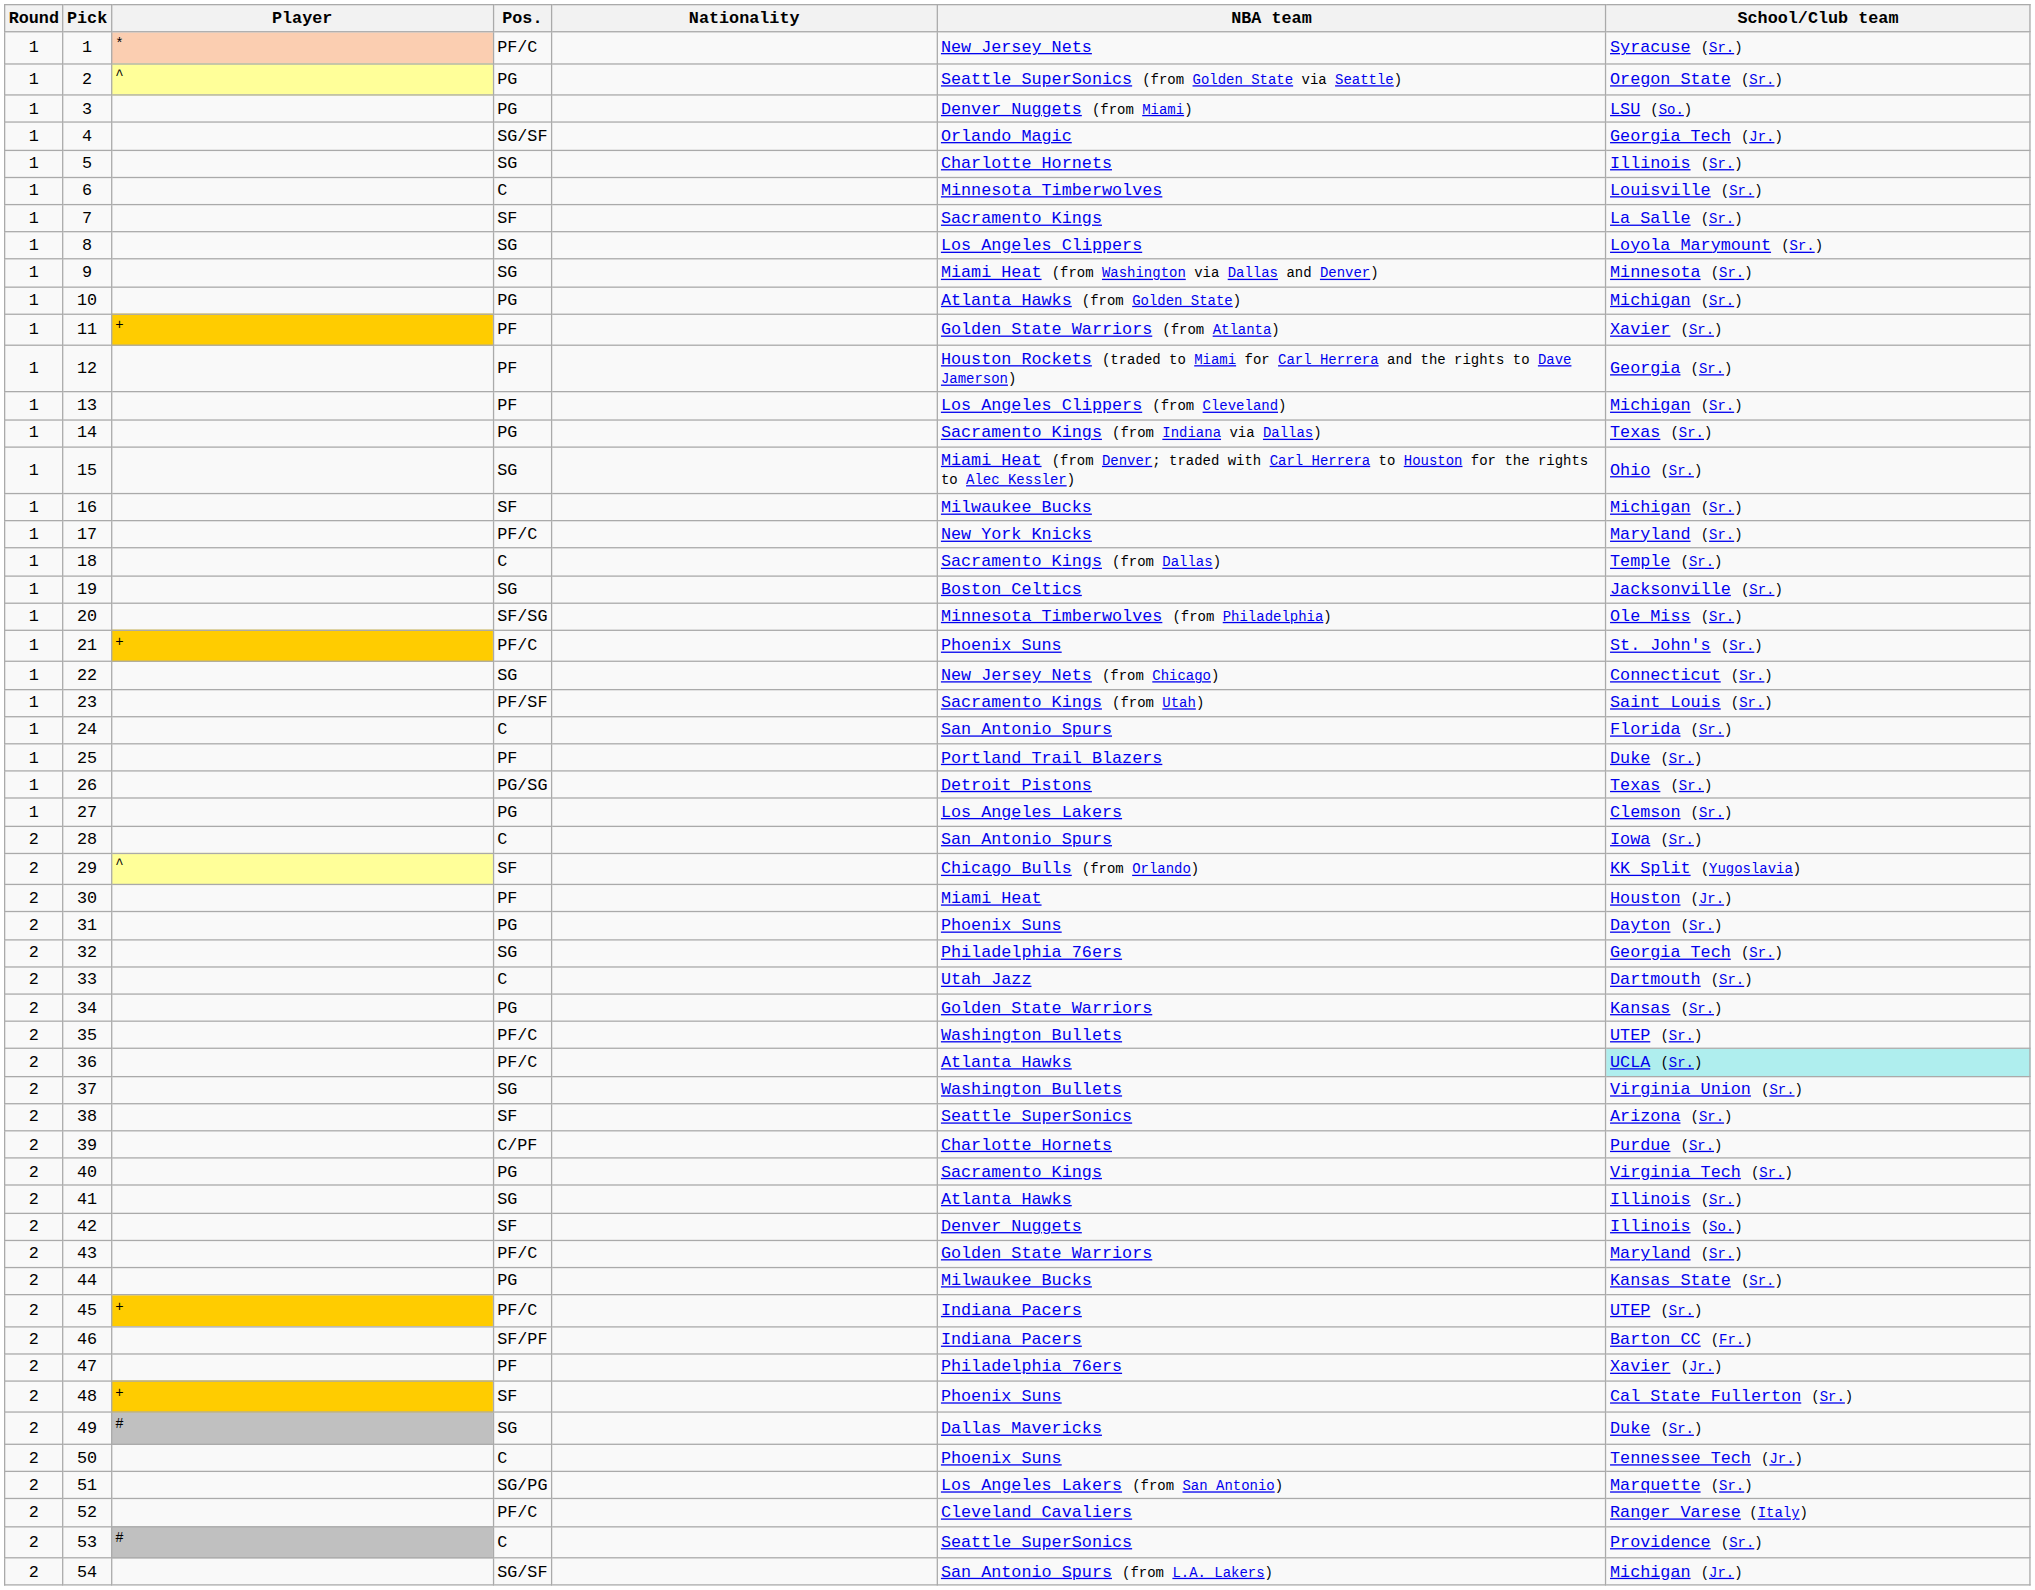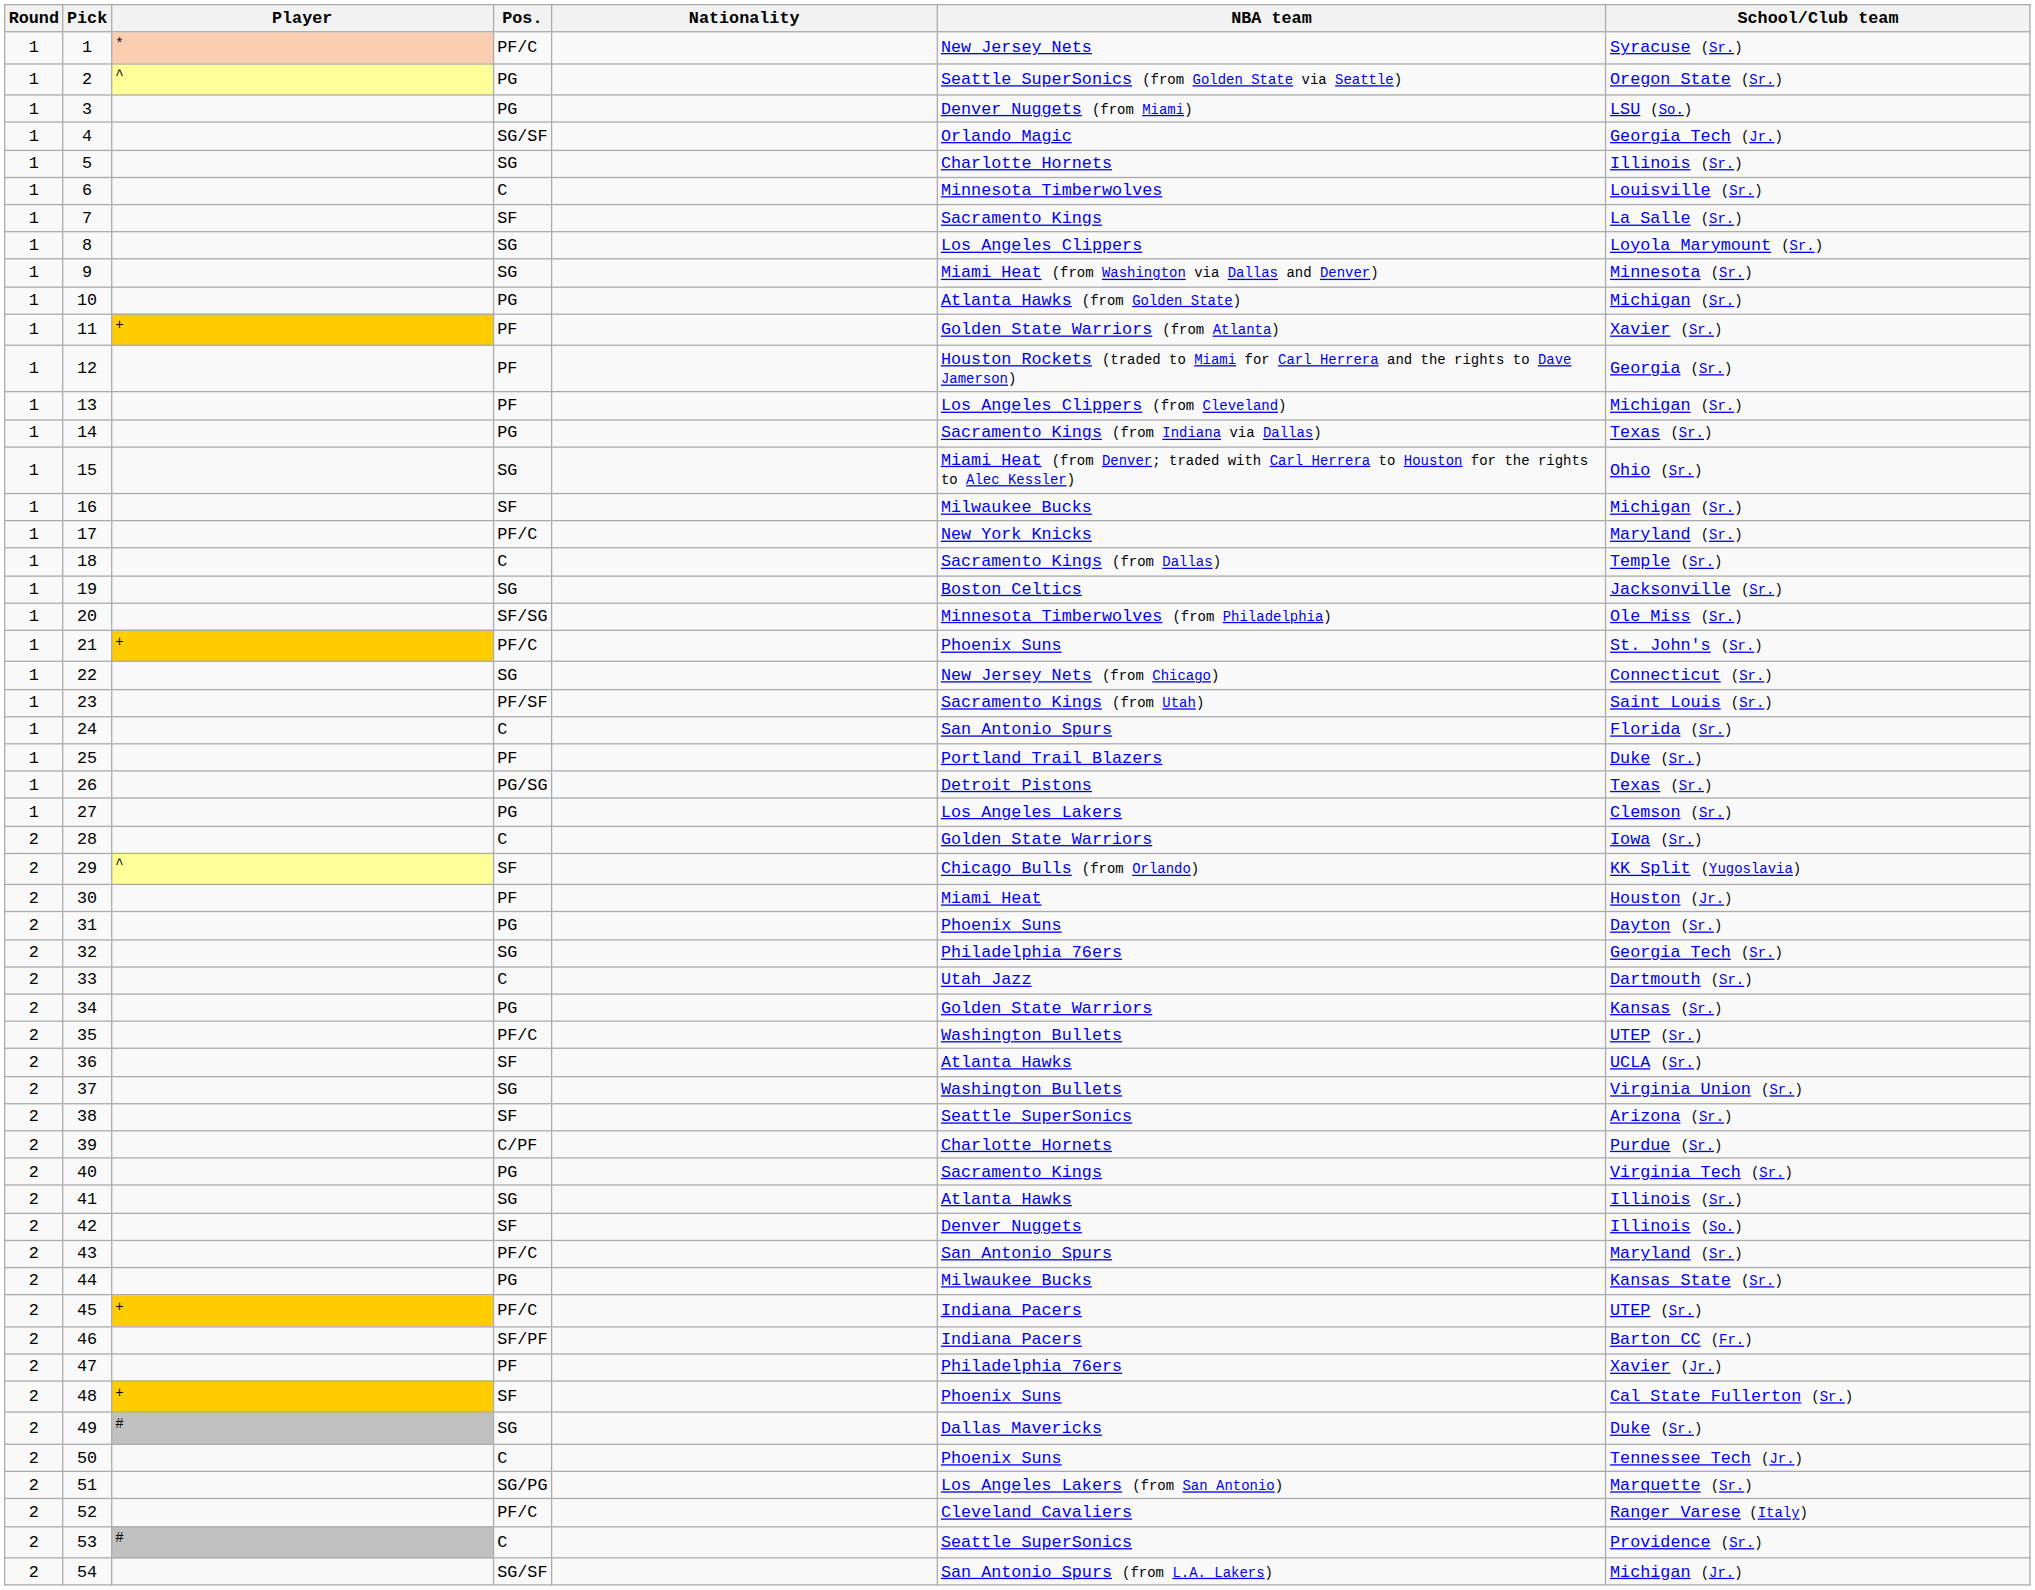(1026, 839) San Antonio Spurs -> (1047, 839) Golden State Warriors
(517, 1062) PF/C -> (507, 1062) SF
(1656, 1062) paleturquoise background -> (1656, 1062) no background
(1047, 1254) Golden State Warriors -> (1026, 1254) San Antonio Spurs
